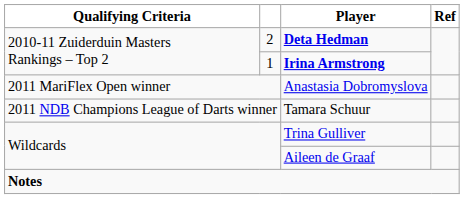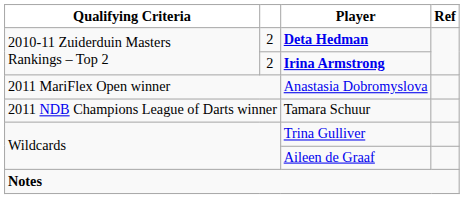(270, 62) 1 -> (270, 62) 2
